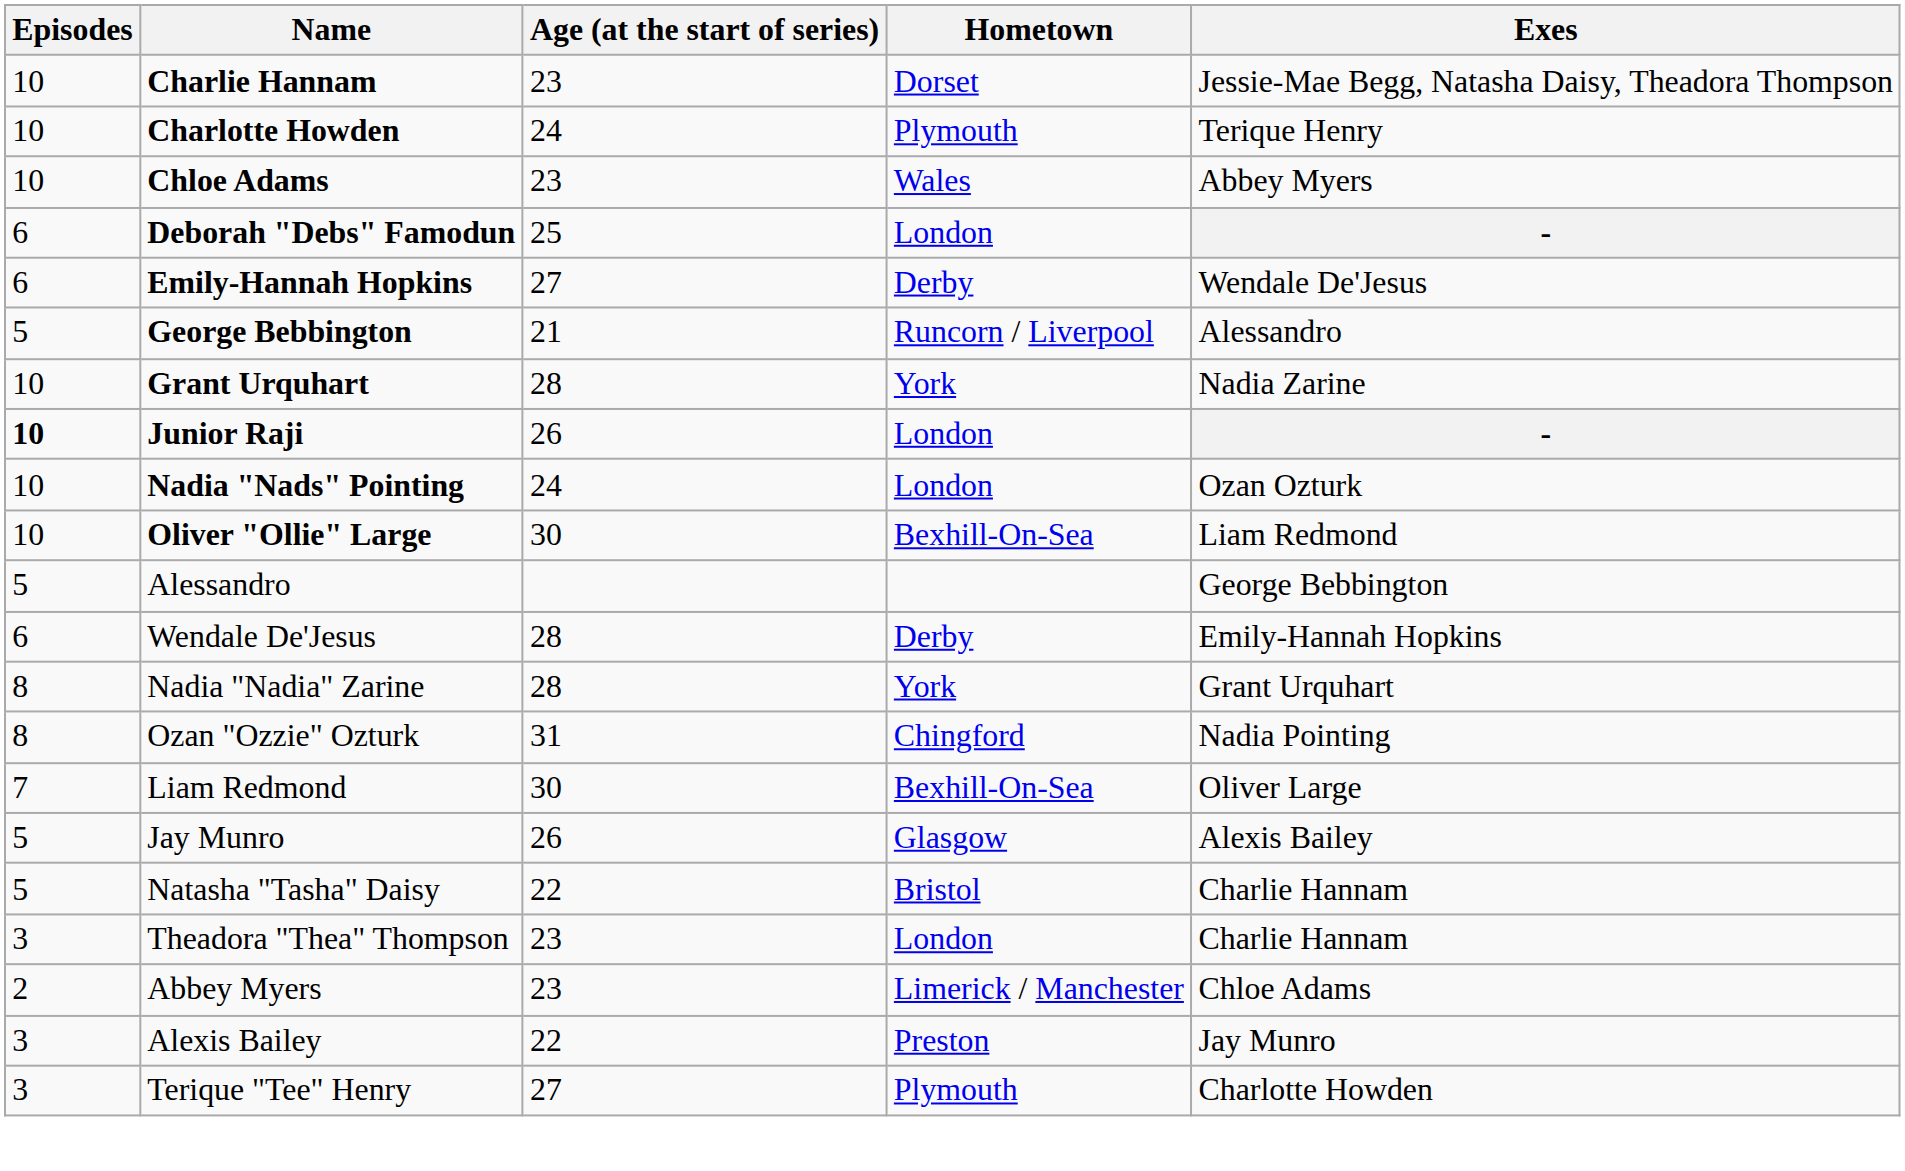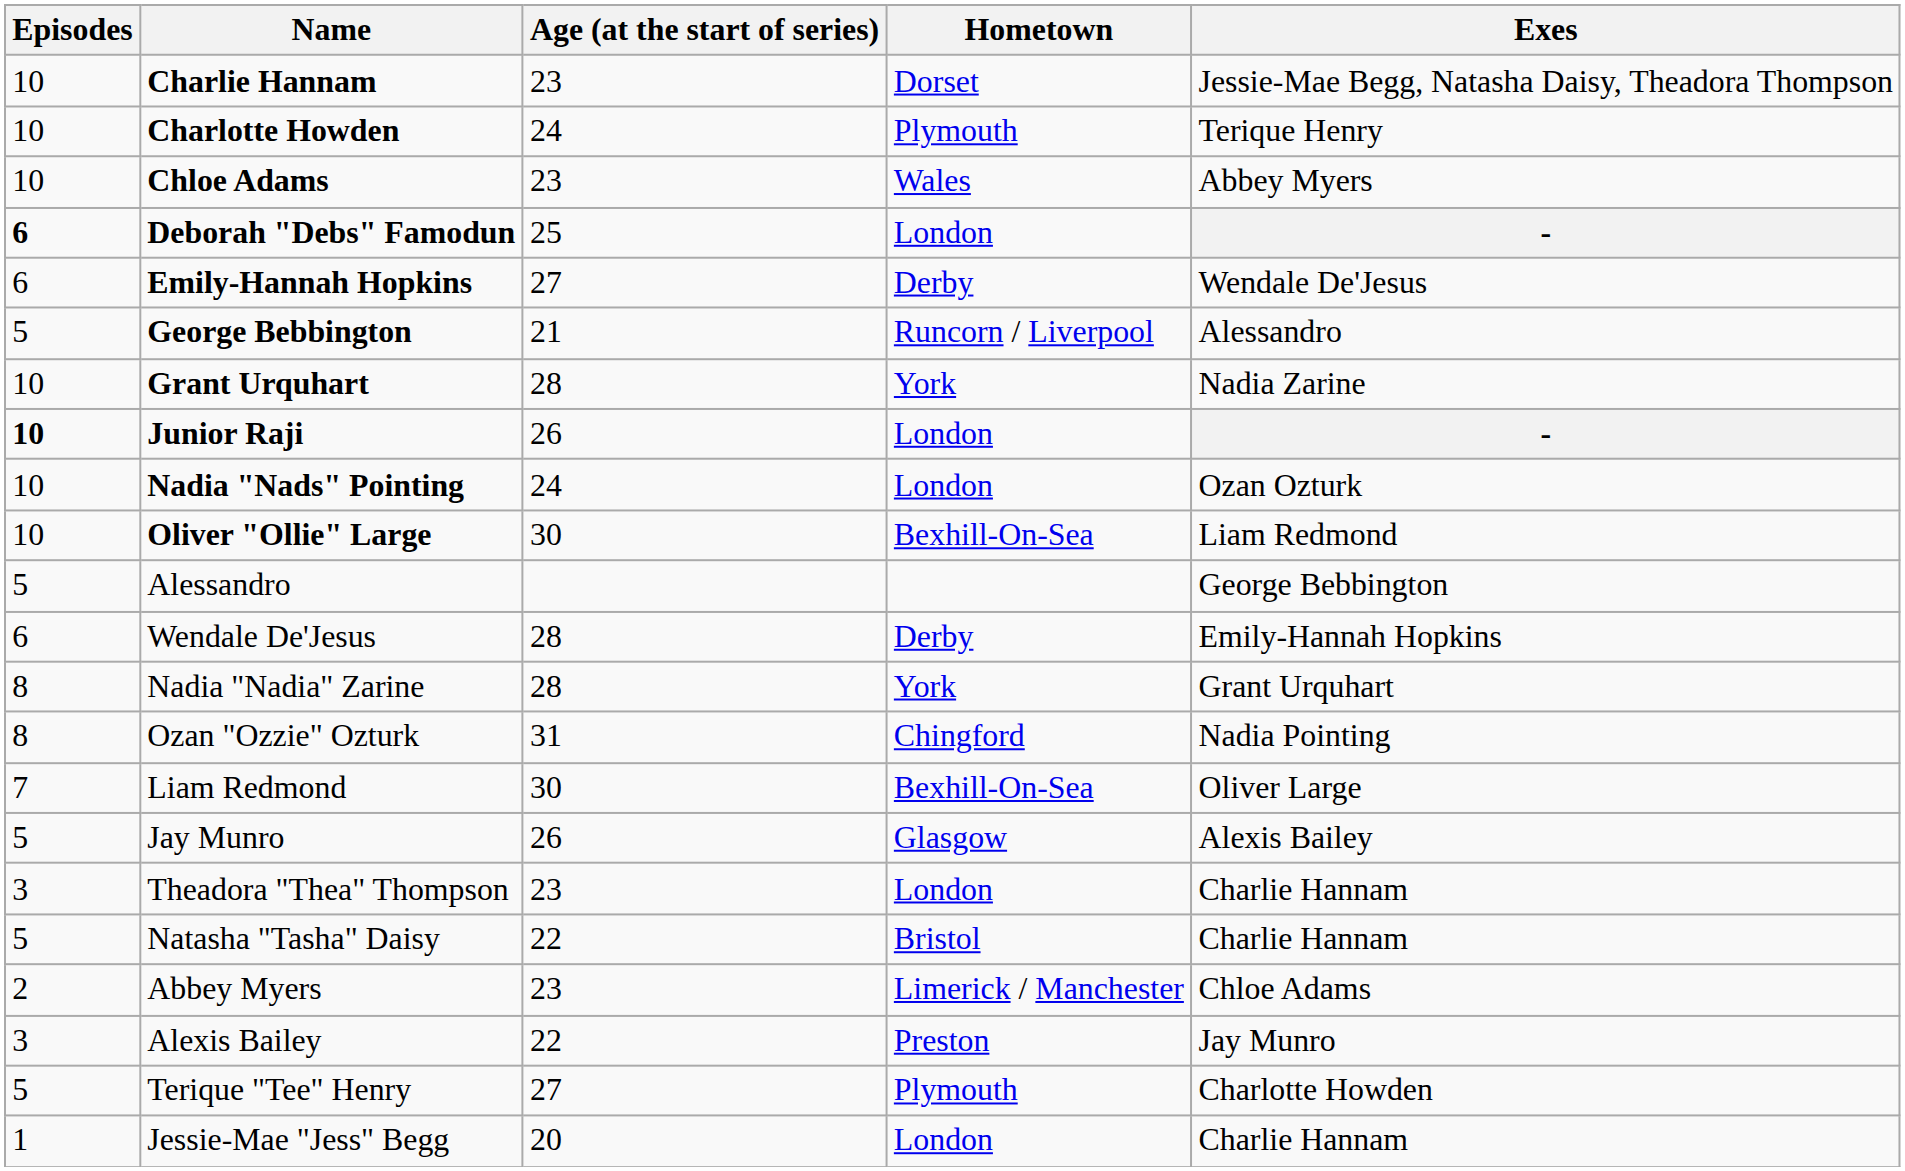(20, 231) normal -> (20, 231) bold
rows swapped: (294, 888) <-> (328, 938)
(20, 1090) 3 -> (20, 1090) 5
+ row: (298, 1140)
